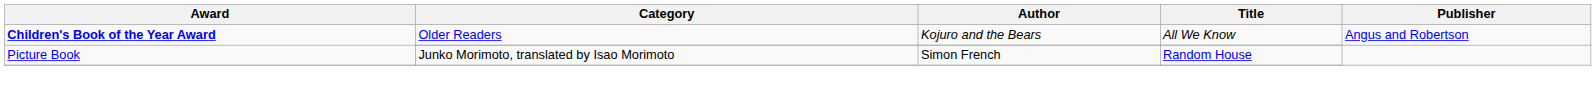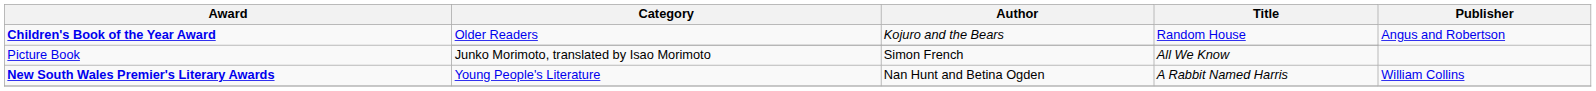(1199, 34) All We Know -> (1201, 34) Random House
(1207, 55) Random House -> (1193, 55) All We Know
+ row: (141, 75)
